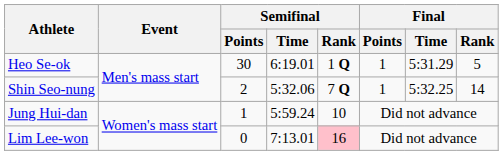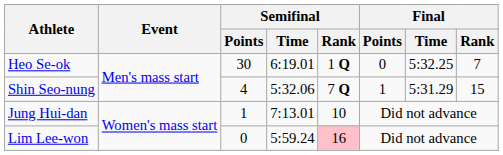(382, 65) 1 -> (382, 65) 0
(431, 65) 5:31.29 -> (431, 65) 5:32.25
(477, 65) 5 -> (477, 65) 7
(244, 89) 2 -> (244, 89) 4
(431, 89) 5:32.25 -> (431, 89) 5:31.29
(477, 89) 14 -> (477, 89) 15
(292, 113) 5:59.24 -> (292, 113) 7:13.01
(292, 138) 7:13.01 -> (292, 138) 5:59.24
